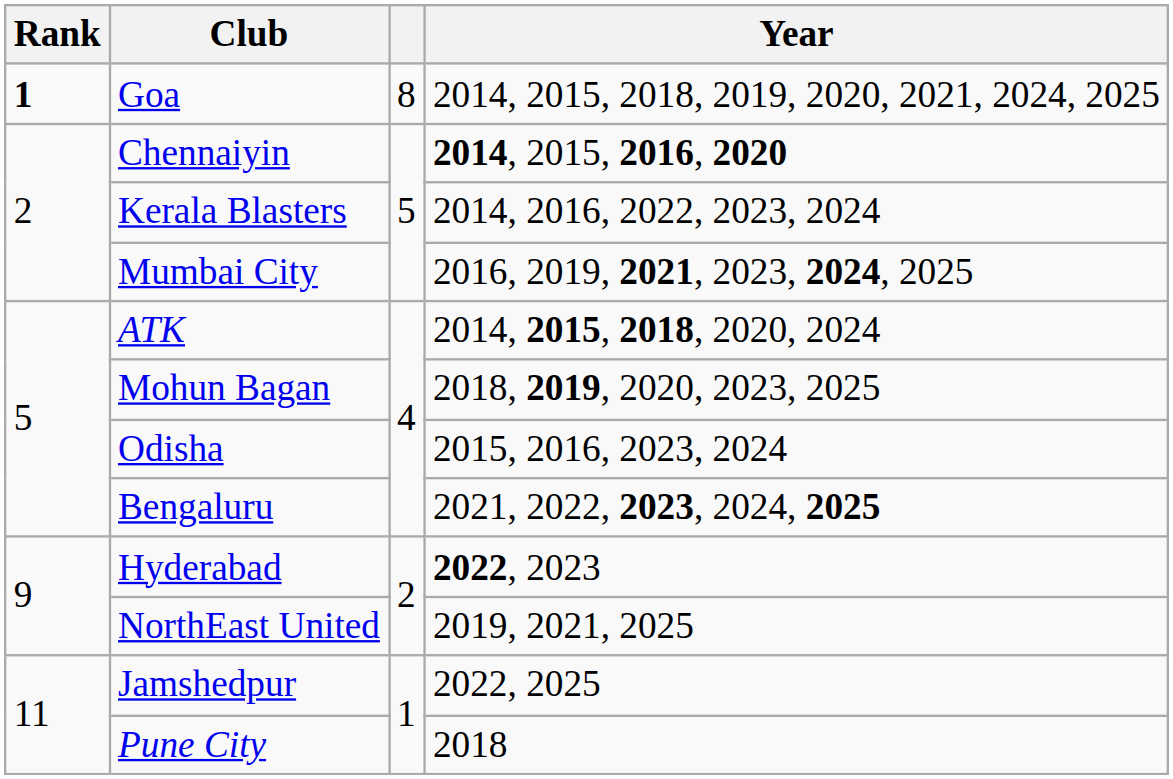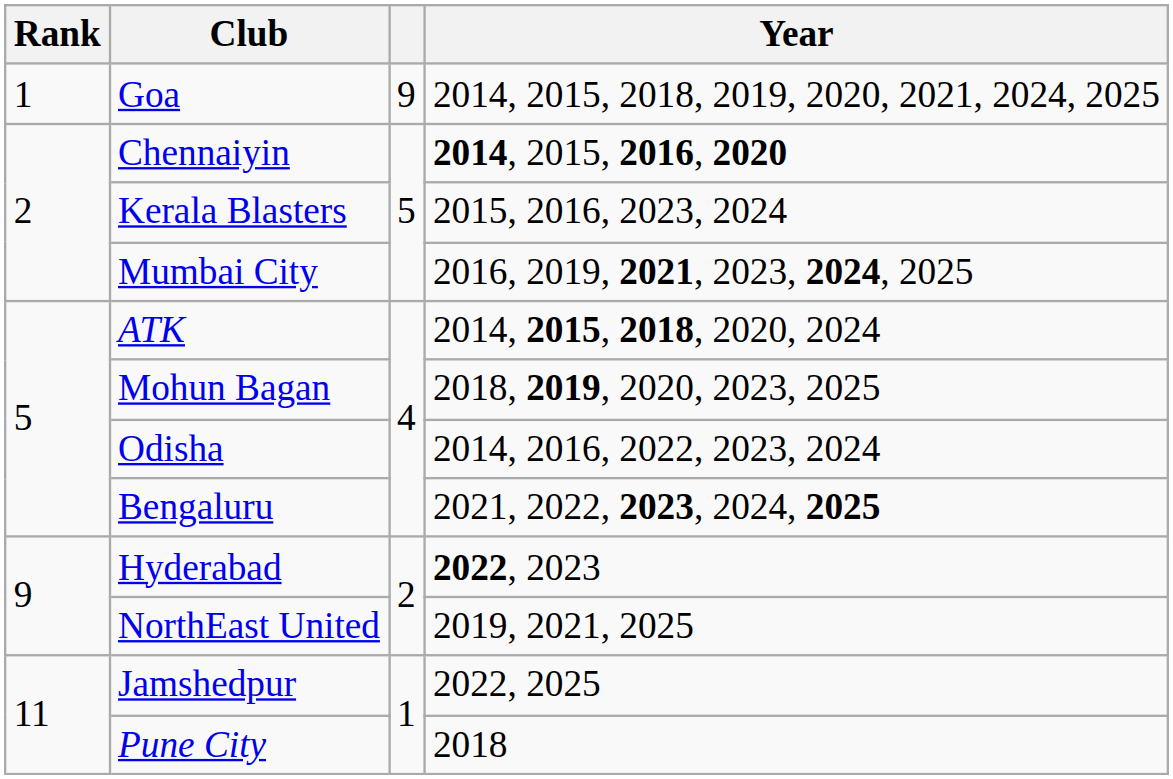(23, 93) bold -> (23, 93) normal
(406, 93) 8 -> (406, 93) 9
(657, 211) 2014, 2016, 2022, 2023, 2024 -> (610, 211) 2015, 2016, 2023, 2024
(610, 447) 2015, 2016, 2023, 2024 -> (657, 447) 2014, 2016, 2022, 2023, 2024
